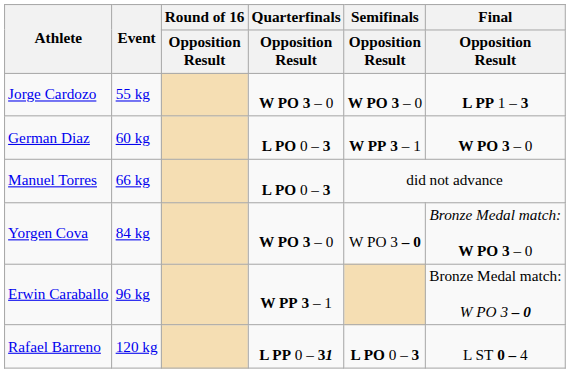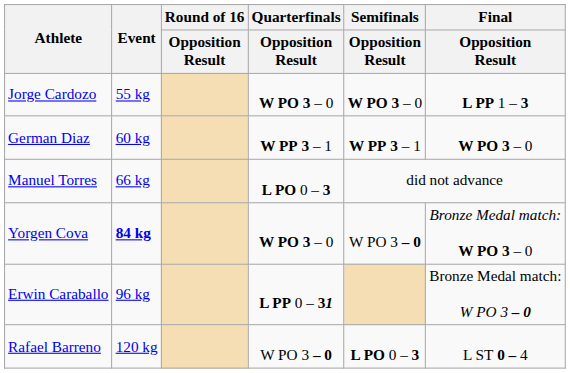(296, 147) L PO 0 – 3 -> (296, 147) W PP 3 – 1
(133, 233) normal -> (133, 233) bold
(296, 303) W PP 3 – 1 -> (296, 303) L PP 0 – 31
(296, 355) L PP 0 – 31 -> (296, 355) W PO 3 – 0
